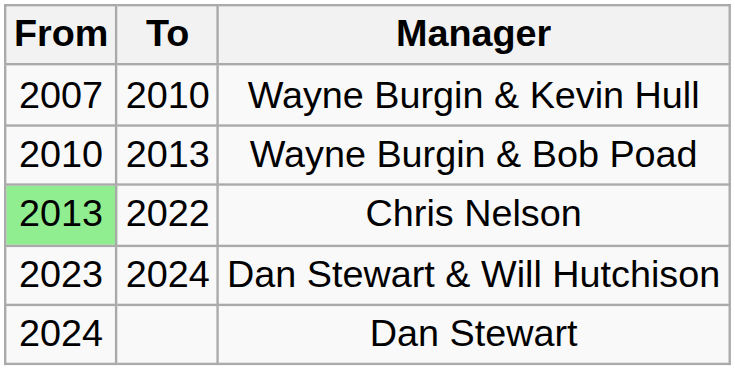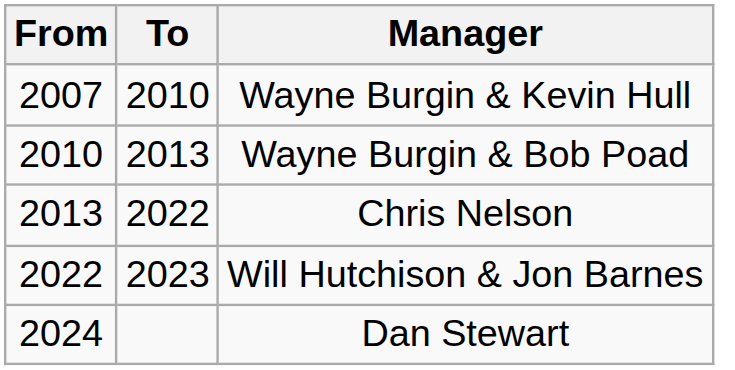(61, 214) lightgreen background -> (61, 214) no background
+ row: (465, 273)
- row: (474, 273)
